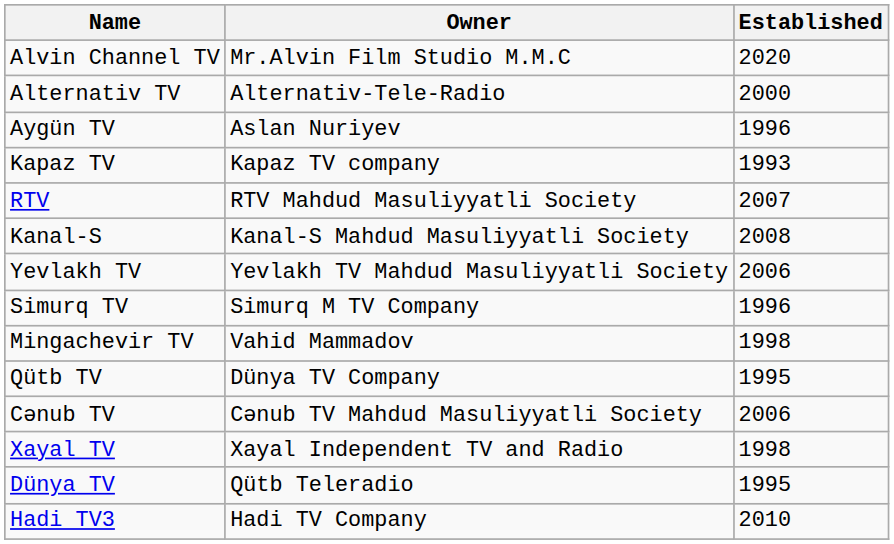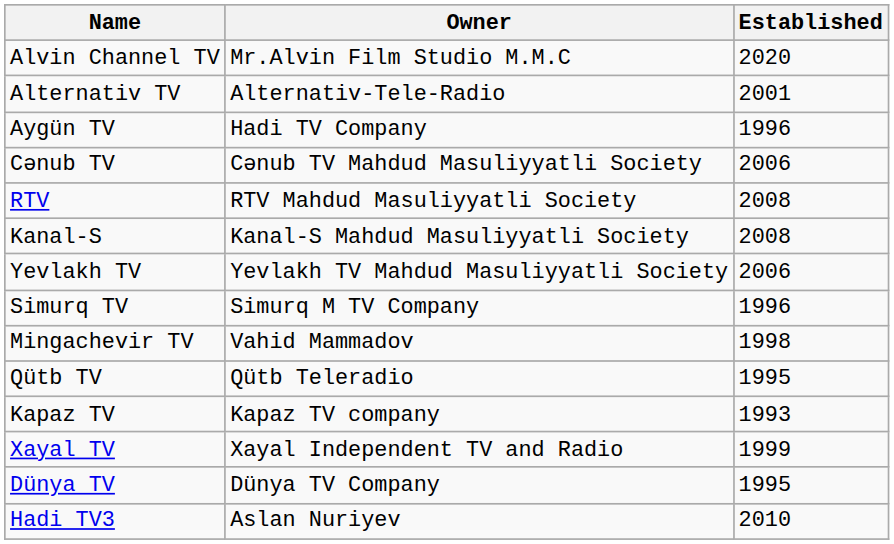(765, 94) 2000 -> (765, 94) 2001
(315, 129) Aslan Nuriyev -> (328, 129) Hadi TV Company
rows swapped: (62, 414) <-> (62, 165)
(765, 201) 2007 -> (765, 201) 2008
(335, 379) Dünya TV Company -> (322, 379) Qütb Teleradio
(765, 450) 1998 -> (765, 450) 1999
(322, 485) Qütb Teleradio -> (335, 485) Dünya TV Company
(328, 521) Hadi TV Company -> (315, 521) Aslan Nuriyev
